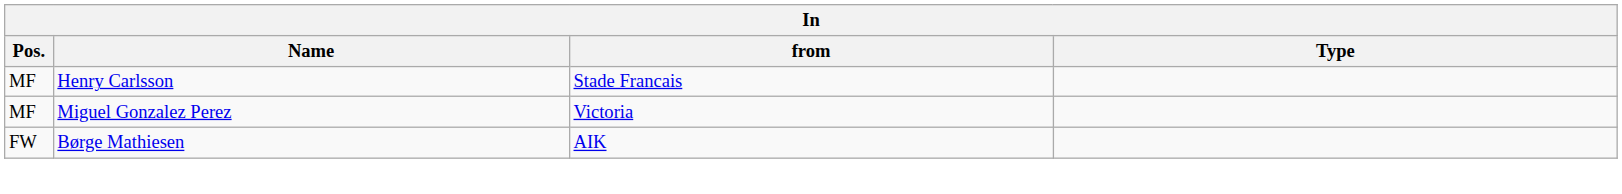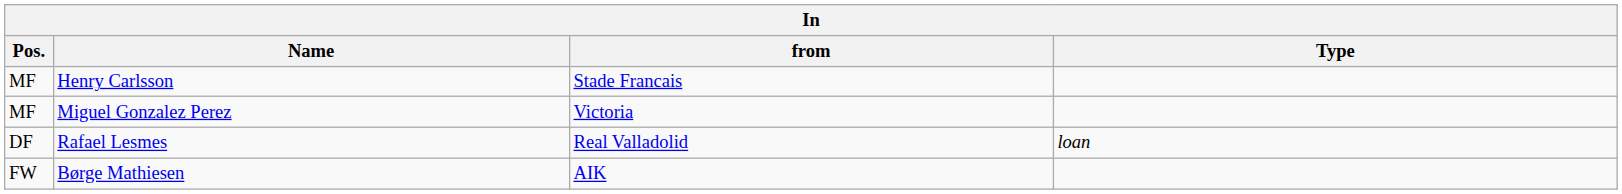+ row: (112, 142)
